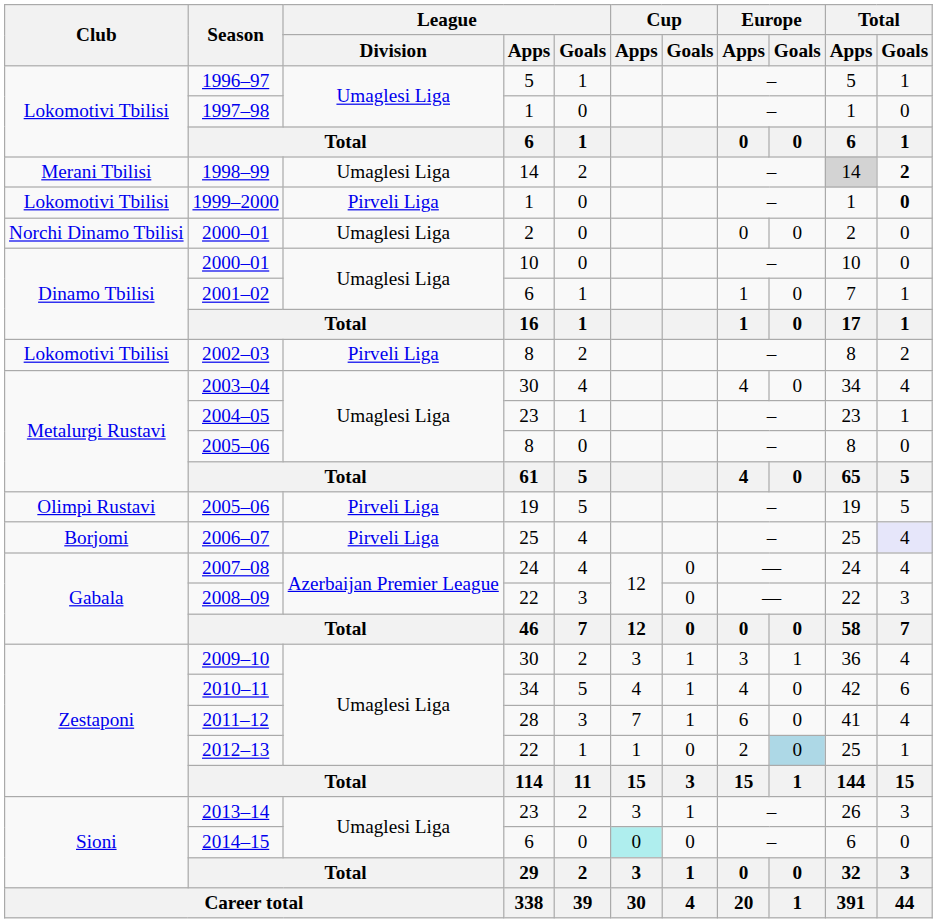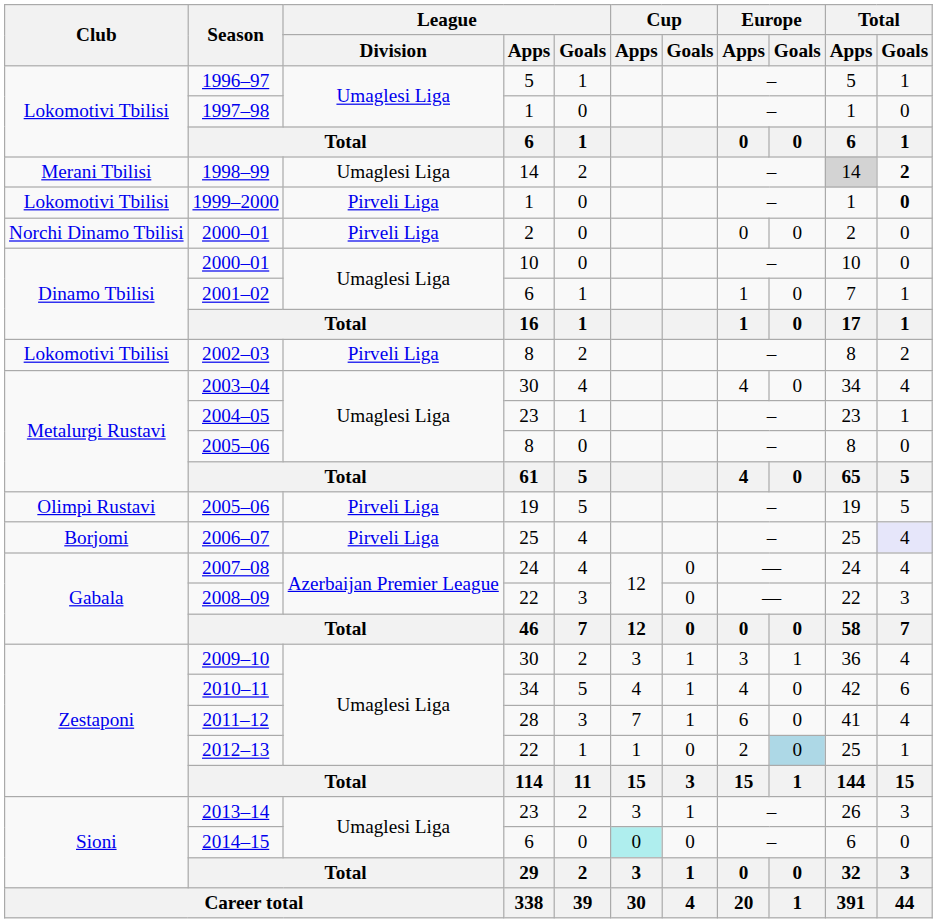(393, 232) Umaglesi Liga -> (393, 232) Pirveli Liga
